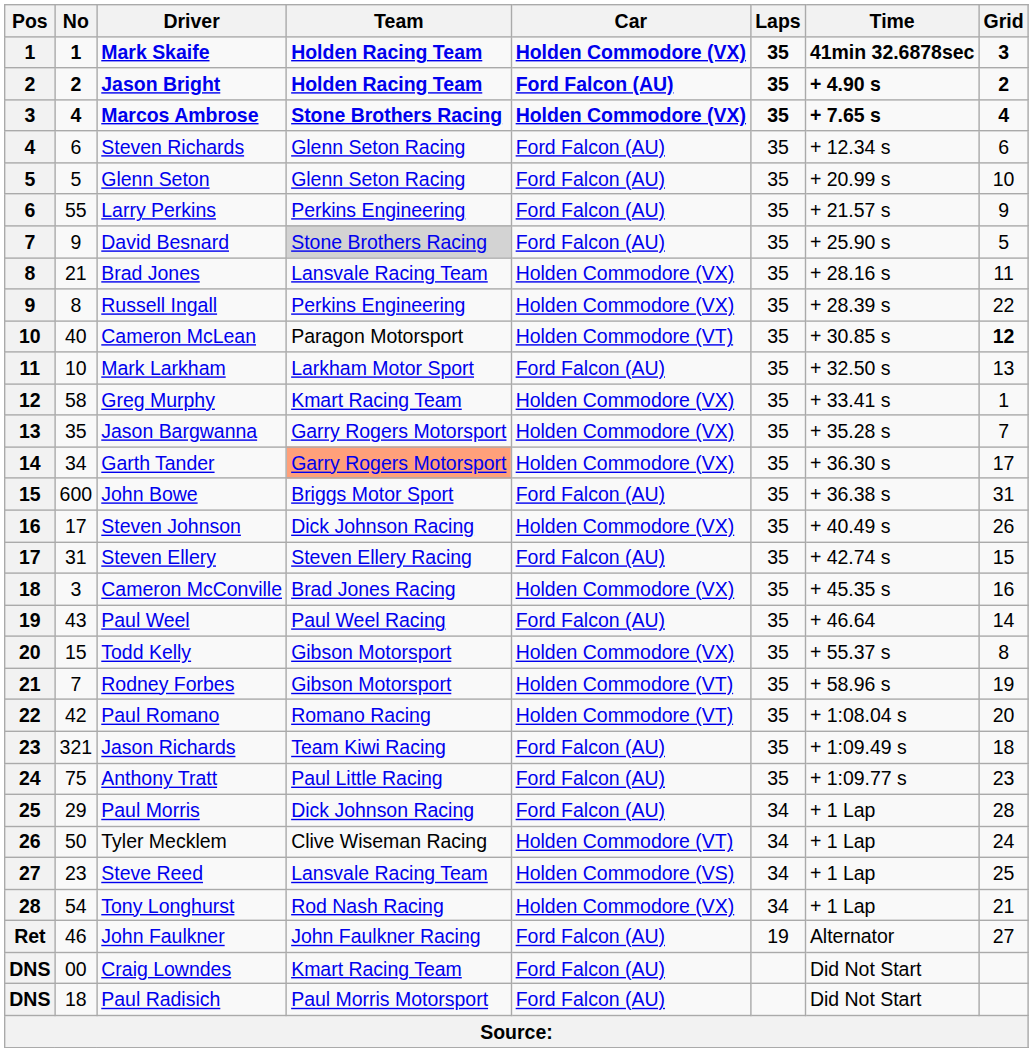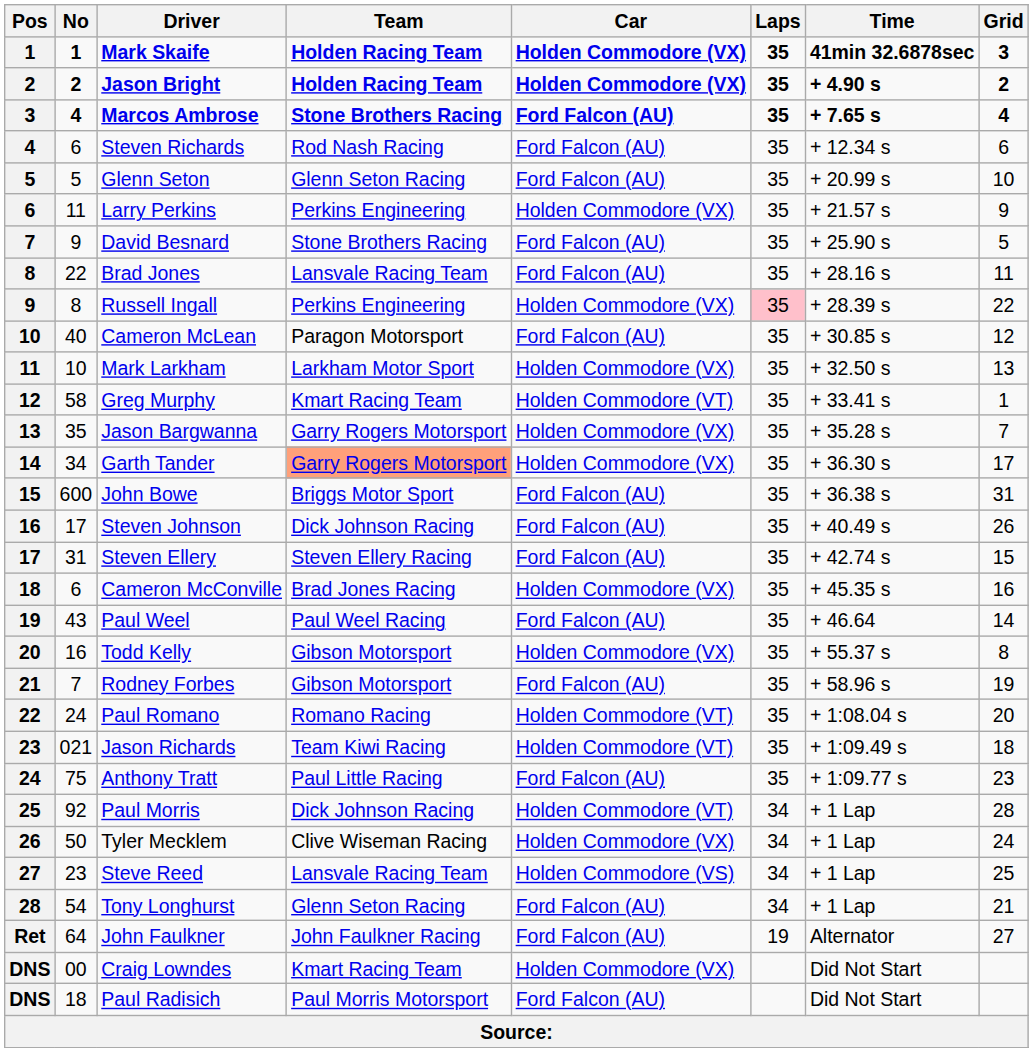(595, 84) Ford Falcon (AU) -> (631, 84) Holden Commodore (VX)
(631, 115) Holden Commodore (VX) -> (595, 115) Ford Falcon (AU)
(378, 147) Glenn Seton Racing -> (367, 147) Rod Nash Racing
(76, 210) 55 -> (76, 210) 11
(590, 210) Ford Falcon (AU) -> (625, 210) Holden Commodore (VX)
(389, 242) lightgrey background -> (389, 242) no background
(76, 273) 21 -> (76, 273) 22
(625, 273) Holden Commodore (VX) -> (590, 273) Ford Falcon (AU)
(778, 305) no background -> (778, 305) pink background
(624, 336) Holden Commodore (VT) -> (590, 336) Ford Falcon (AU)
(1004, 336) bold -> (1004, 336) normal
(590, 368) Ford Falcon (AU) -> (625, 368) Holden Commodore (VX)
(625, 399) Holden Commodore (VX) -> (624, 399) Holden Commodore (VT)
(625, 526) Holden Commodore (VX) -> (590, 526) Ford Falcon (AU)
(76, 589) 3 -> (76, 589) 6
(76, 652) 15 -> (76, 652) 16
(624, 684) Holden Commodore (VT) -> (590, 684) Ford Falcon (AU)
(76, 715) 42 -> (76, 715) 24
(76, 747) 321 -> (76, 747) 021
(590, 747) Ford Falcon (AU) -> (624, 747) Holden Commodore (VT)
(76, 810) 29 -> (76, 810) 92
(590, 810) Ford Falcon (AU) -> (624, 810) Holden Commodore (VT)
(624, 842) Holden Commodore (VT) -> (625, 842) Holden Commodore (VX)
(367, 905) Rod Nash Racing -> (378, 905) Glenn Seton Racing
(625, 905) Holden Commodore (VX) -> (590, 905) Ford Falcon (AU)
(76, 936) 46 -> (76, 936) 64
(590, 968) Ford Falcon (AU) -> (625, 968) Holden Commodore (VX)
